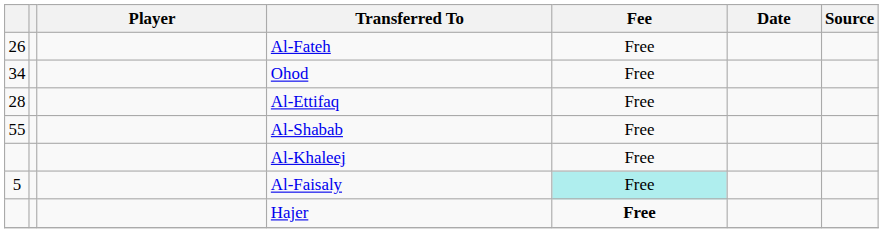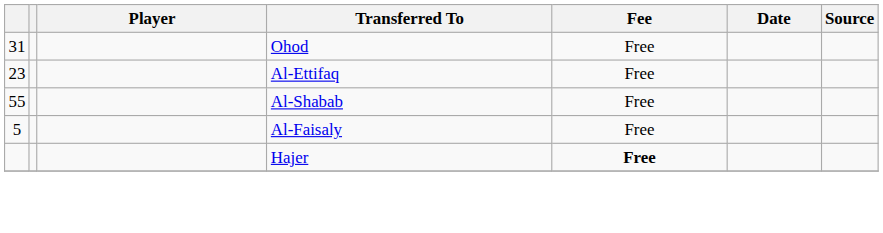- row: (301, 46)
(17, 74) 34 -> (17, 46) 31
(17, 102) 28 -> (17, 74) 23
- row: (308, 157)
(639, 185) paleturquoise background -> (639, 129) no background
